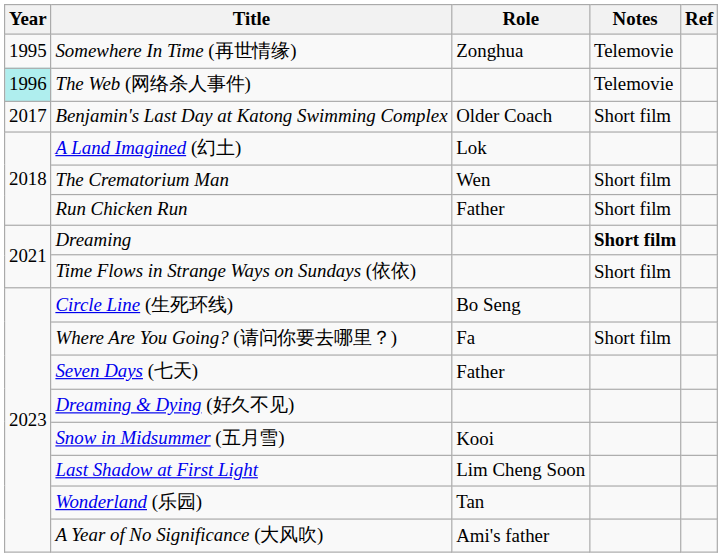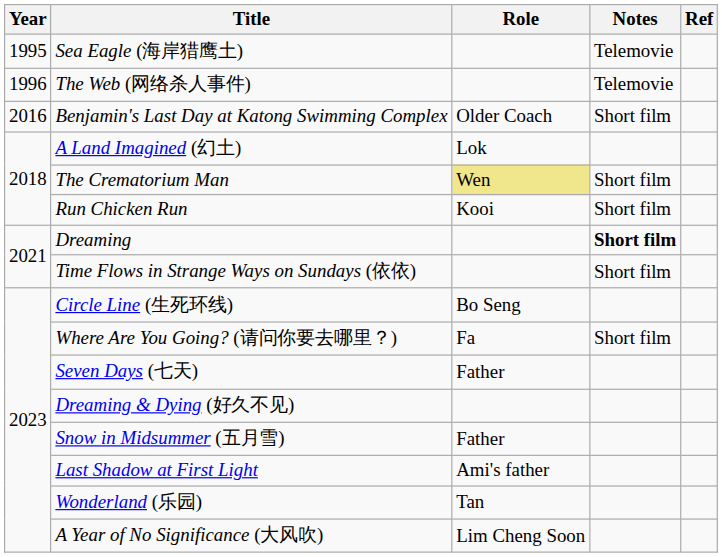+ row: (149, 50)
- row: (176, 50)
(28, 84) paleturquoise background -> (28, 84) no background
(28, 116) 2017 -> (28, 116) 2016
(473, 179) no background -> (473, 179) khaki background
(480, 209) Father -> (475, 209) Kooi
(475, 438) Kooi -> (480, 438) Father
(521, 470) Lim Cheng Soon -> (503, 470) Ami's father
(503, 535) Ami's father -> (521, 535) Lim Cheng Soon
